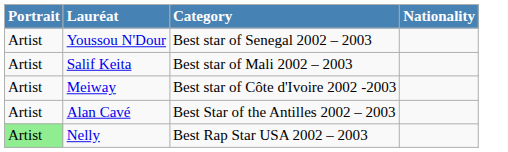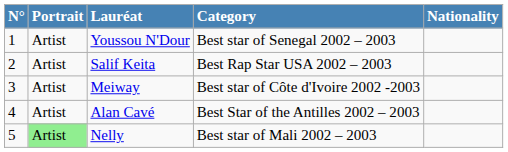+ column: (16, 16)
(263, 64) Best star of Mali 2002 – 2003 -> (294, 64) Best Rap Star USA 2002 – 2003
(270, 135) Best Rap Star USA 2002 – 2003 -> (287, 135) Best star of Mali 2002 – 2003
